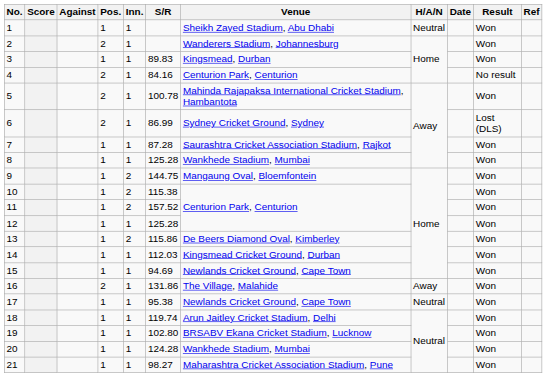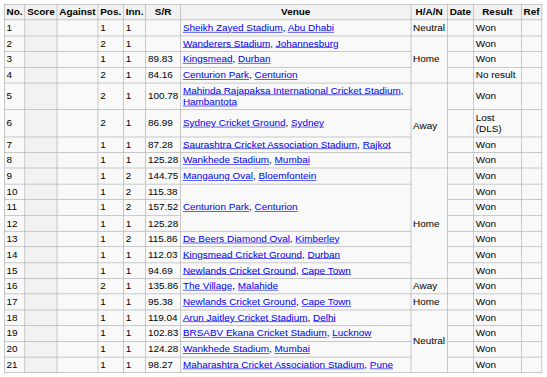(163, 286) 131.86 -> (163, 286) 135.86
(429, 302) Neutral -> (426, 302) Home
(163, 317) 119.74 -> (163, 317) 119.04
(163, 333) 102.80 -> (163, 333) 102.83
